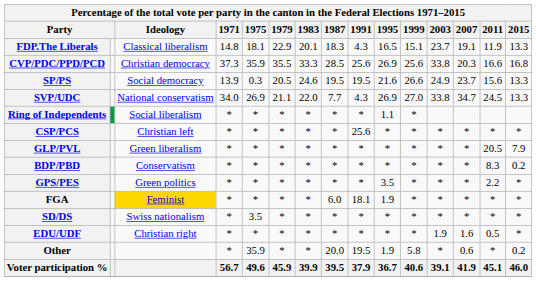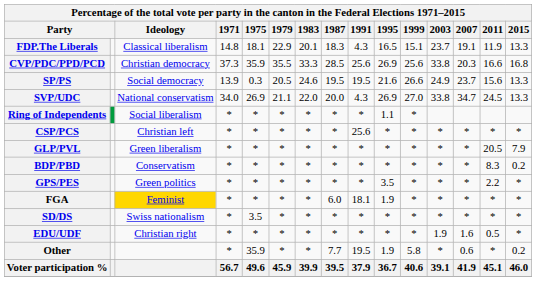(335, 98) 7.7 -> (335, 98) 20.0
(335, 251) 20.0 -> (335, 251) 7.7
